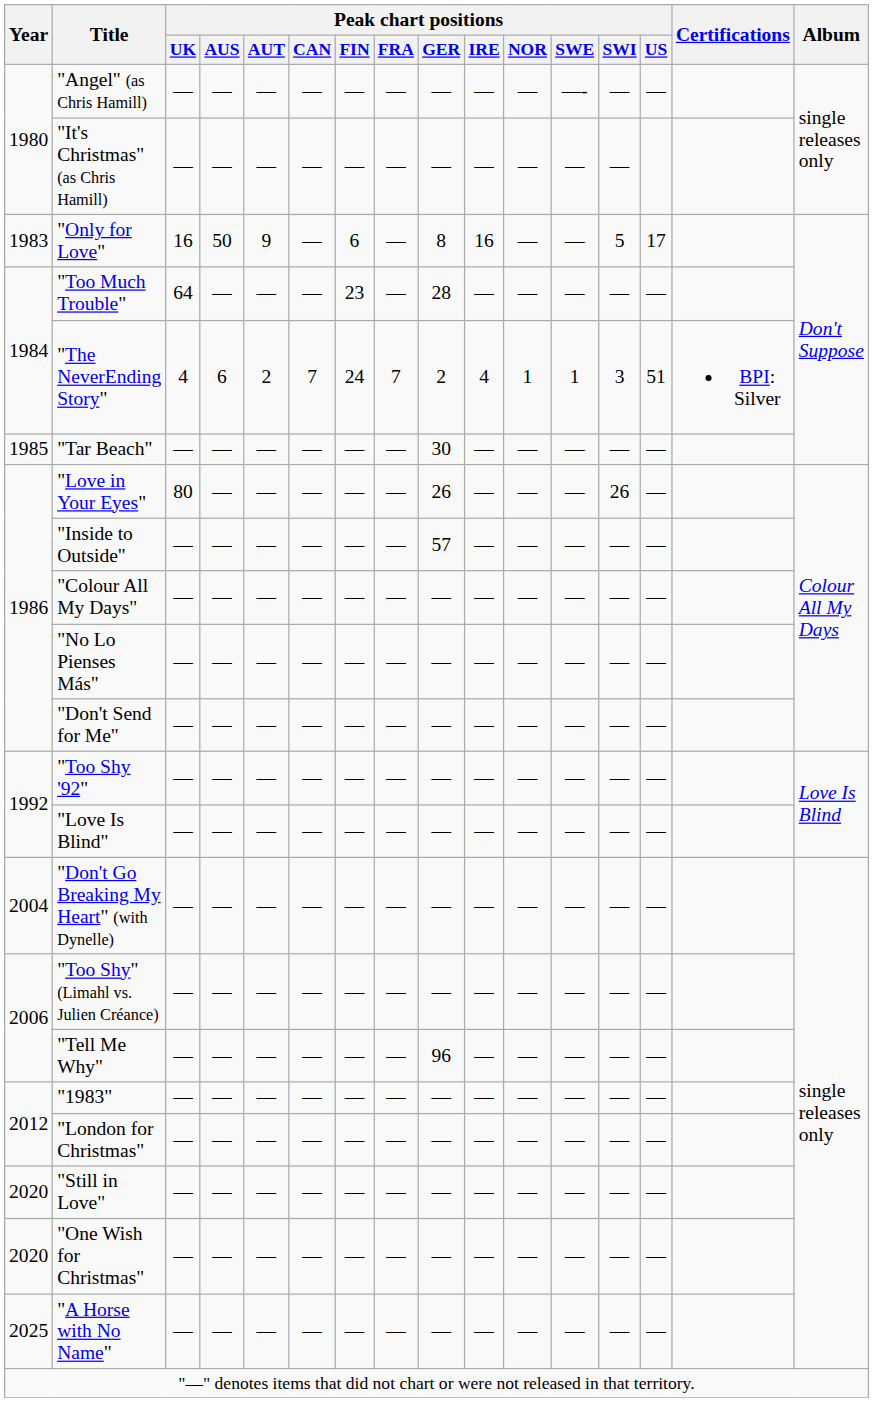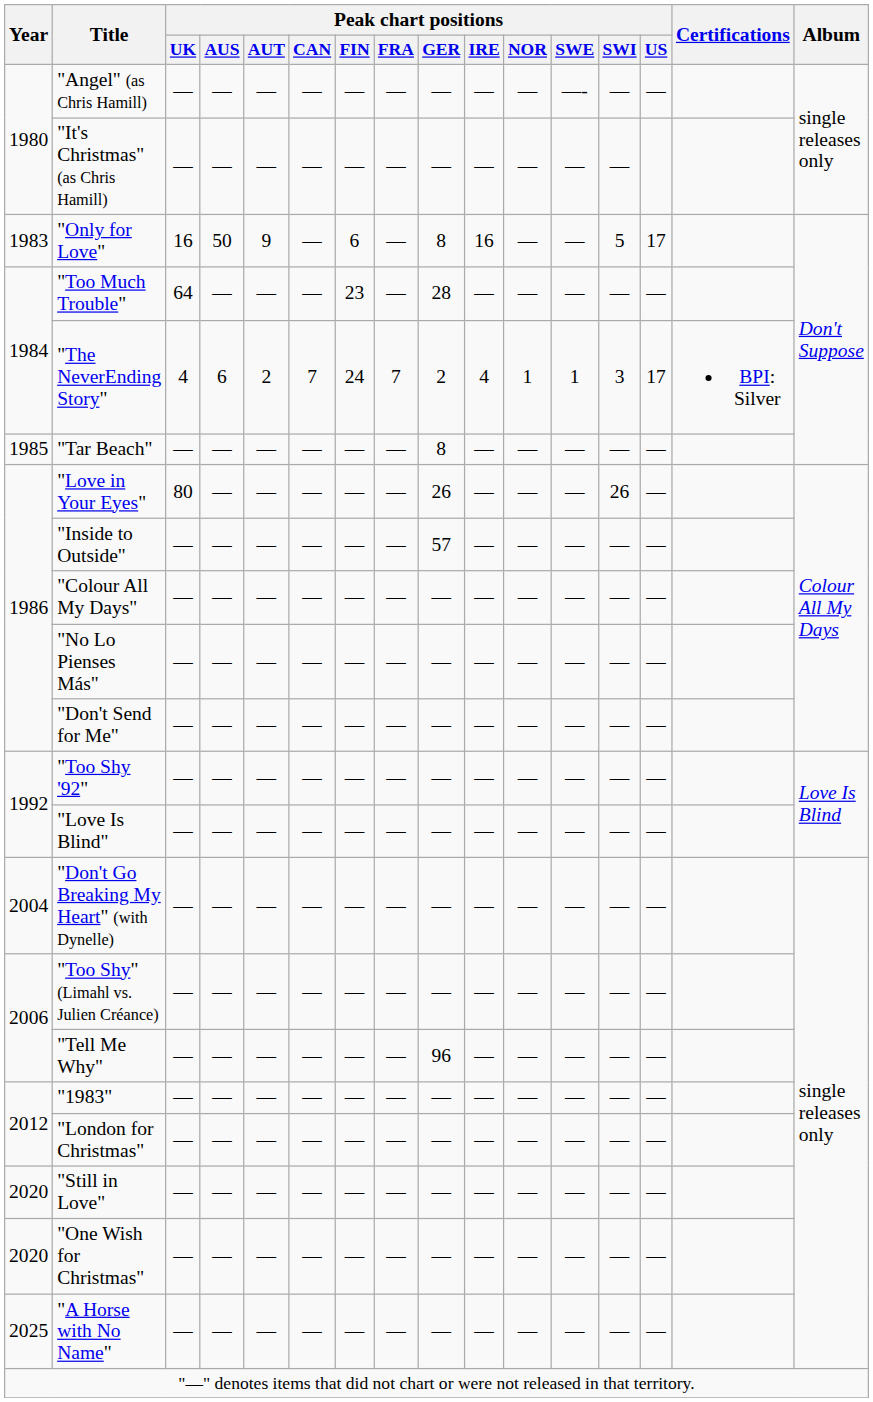(656, 376) 51 -> (656, 376) 17
(441, 449) 30 -> (441, 449) 8
